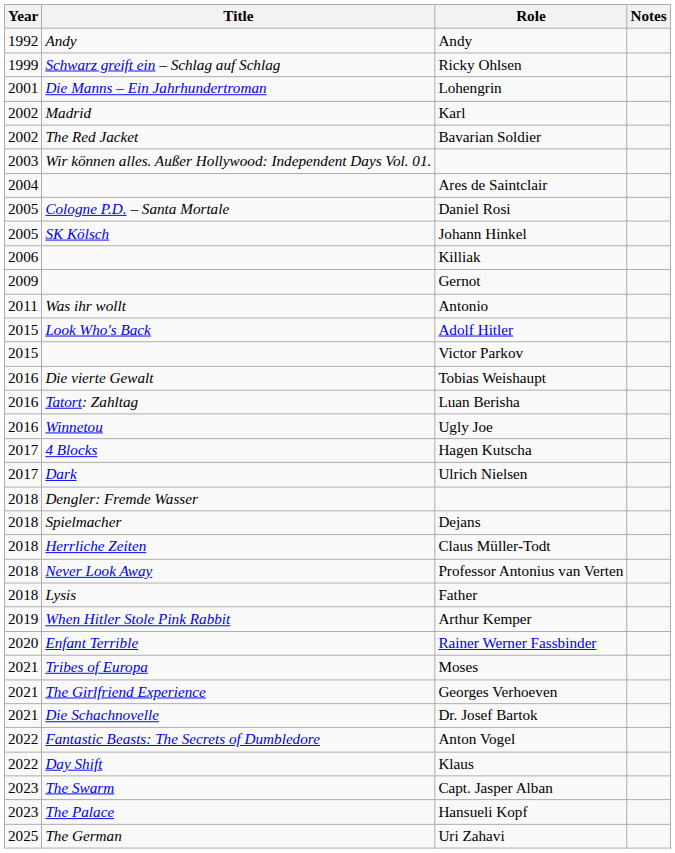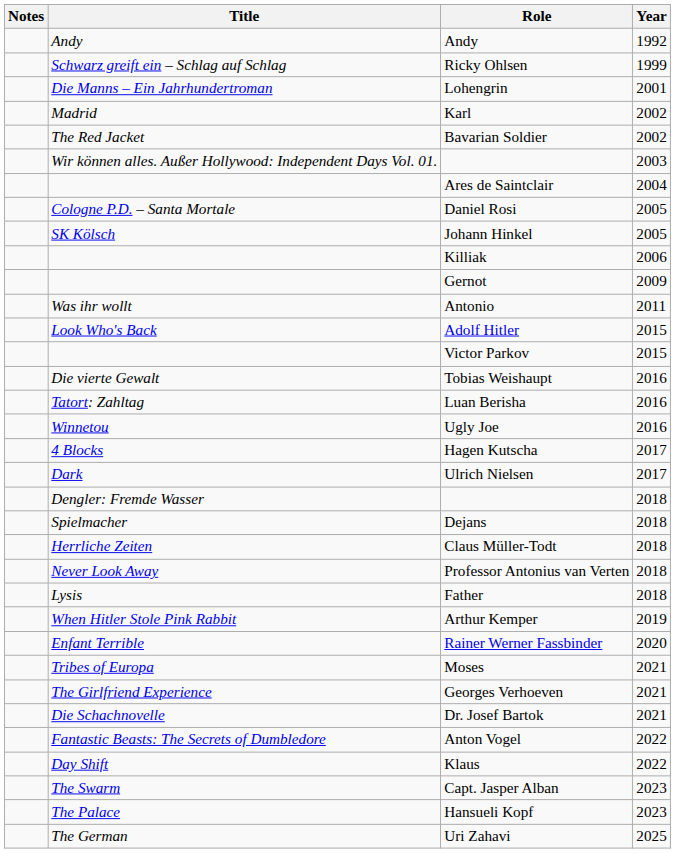columns swapped: (23, 16) <-> (649, 16)
